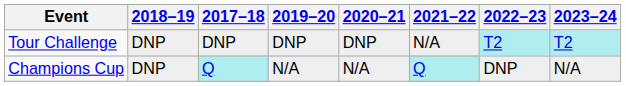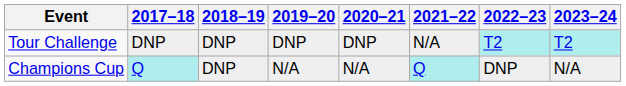columns swapped: (233, 17) <-> (163, 17)
